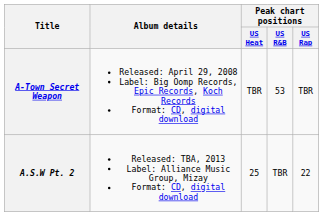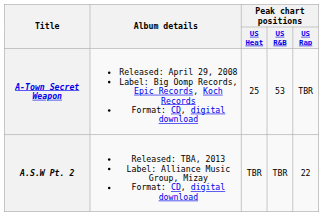(254, 92) TBR -> (254, 92) 25
(254, 173) 25 -> (254, 173) TBR
